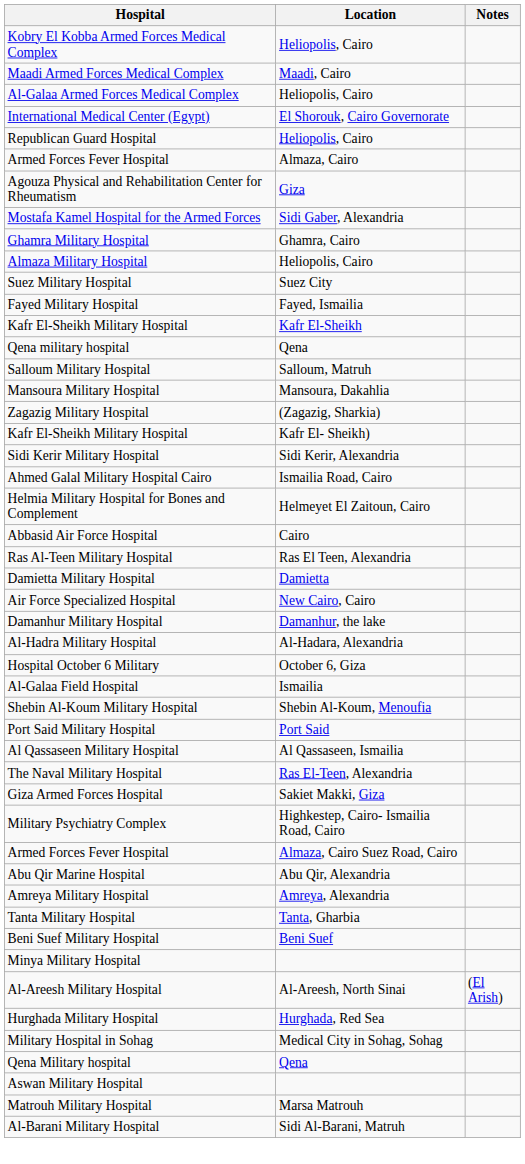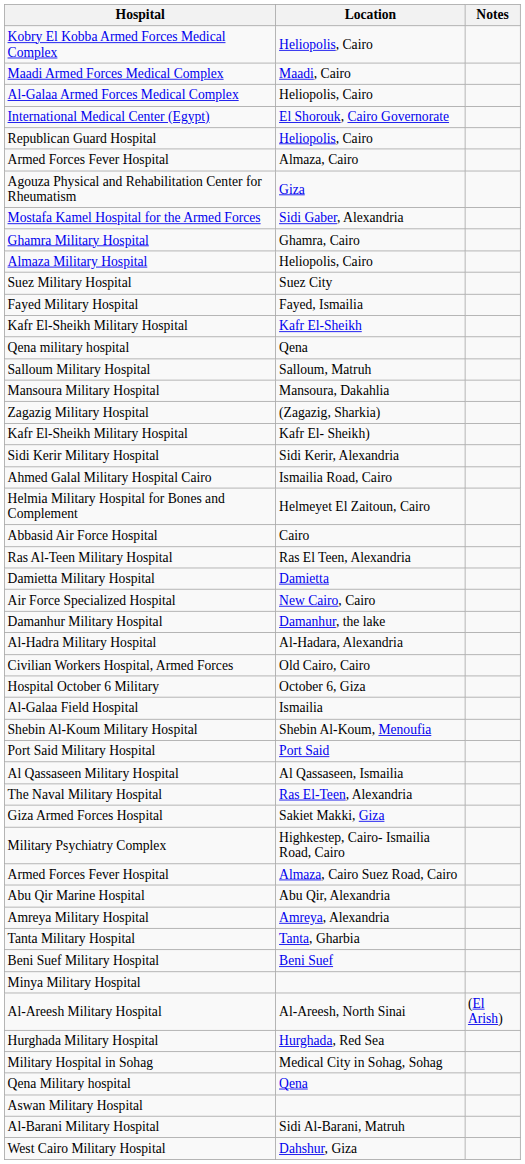+ row: (120, 665)
- row: (80, 1105)
+ row: (87, 1148)
